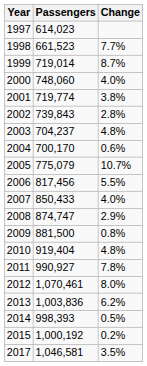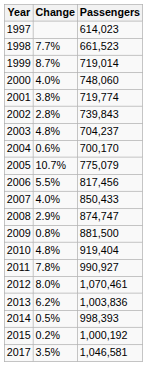columns swapped: (66, 13) <-> (120, 13)
